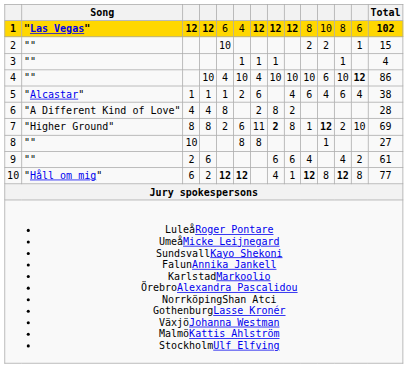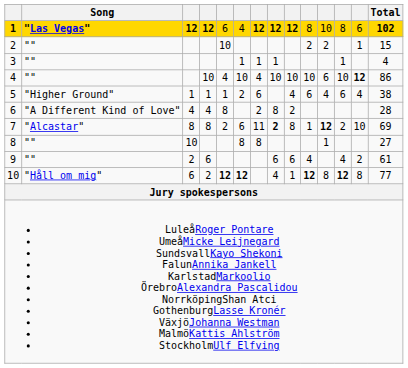(54, 94) "Alcastar" -> (69, 94) "Higher Ground"
(69, 127) "Higher Ground" -> (54, 127) "Alcastar"
